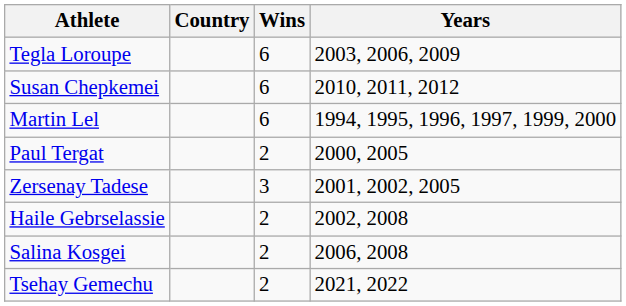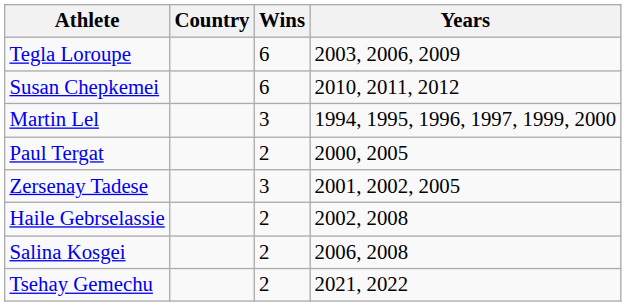(264, 119) 6 -> (264, 119) 3
